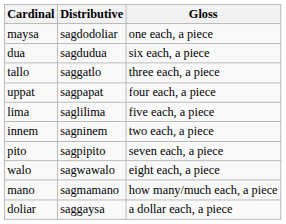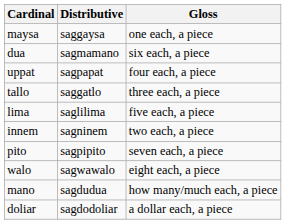(89, 33) sagdodoliar -> (82, 33) saggaysa
(83, 53) sagdudua -> (90, 53) sagmamano
rows swapped: (18, 72) <-> (21, 92)
(90, 190) sagmamano -> (83, 190) sagdudua
(82, 209) saggaysa -> (89, 209) sagdodoliar
